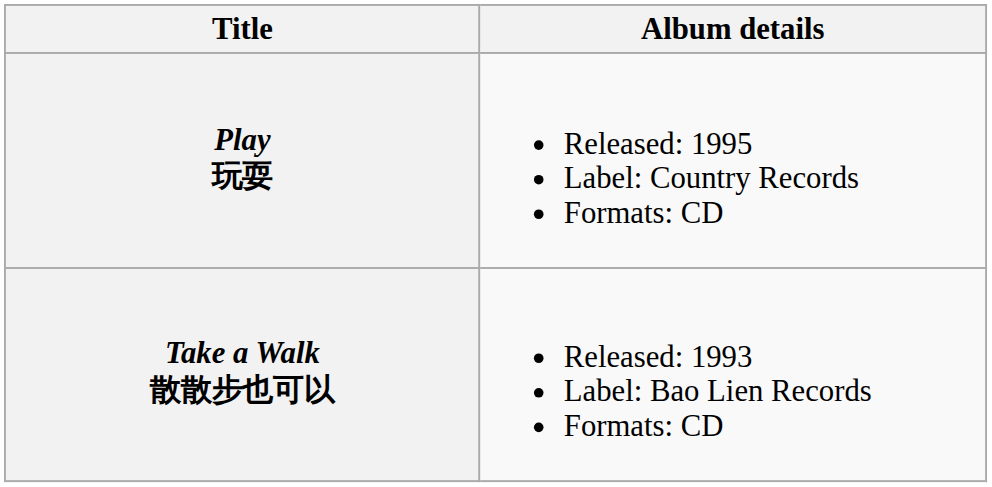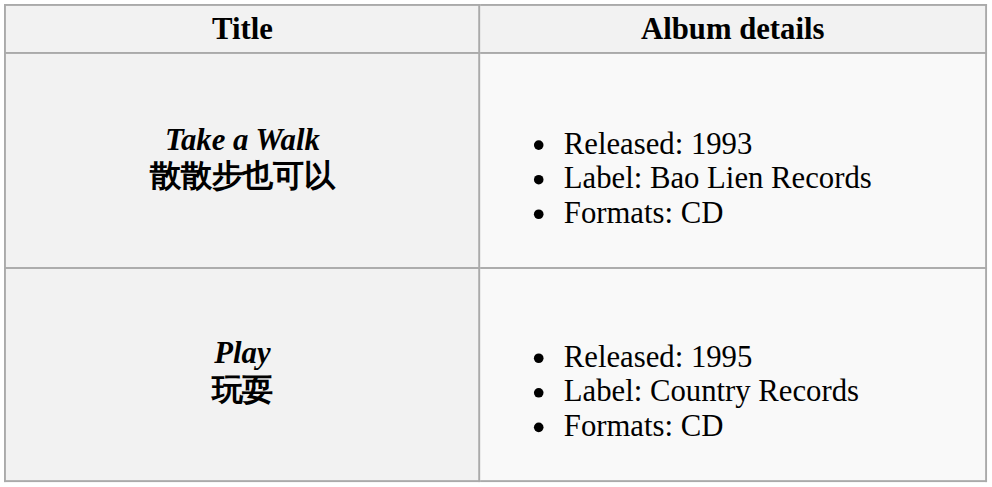rows swapped: (242, 372) <-> (242, 158)
